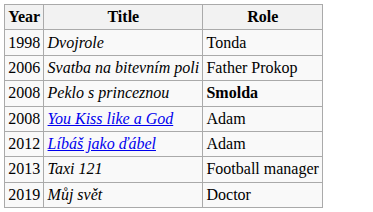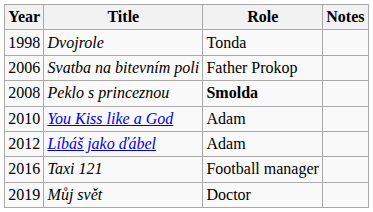+ column: (345, 17)
(24, 118) 2008 -> (24, 118) 2010
(24, 169) 2013 -> (24, 169) 2016
